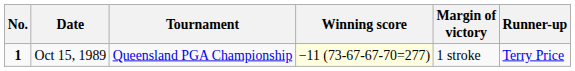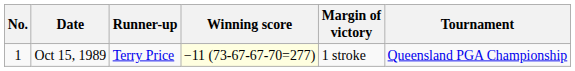columns swapped: (202, 24) <-> (535, 24)
(18, 55) bold -> (18, 55) normal
